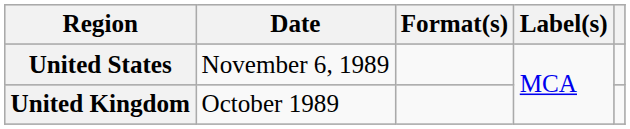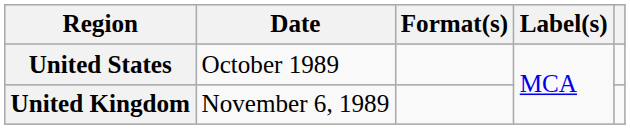(295, 64) November 6, 1989 -> (270, 64) October 1989
(270, 104) October 1989 -> (295, 104) November 6, 1989
